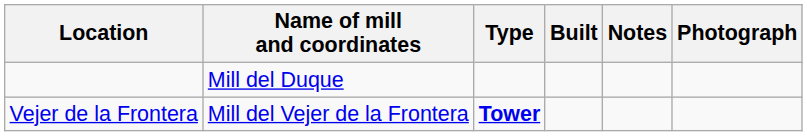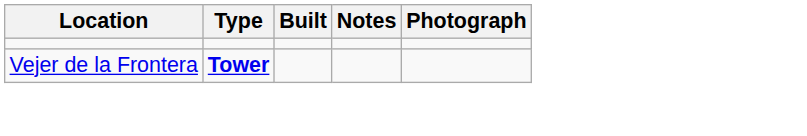- column: (338, 33)
